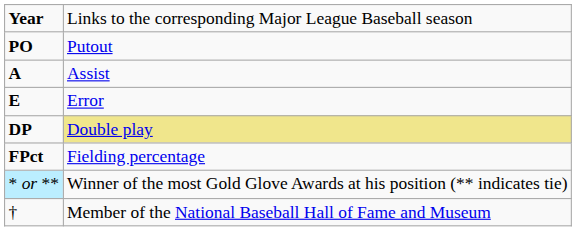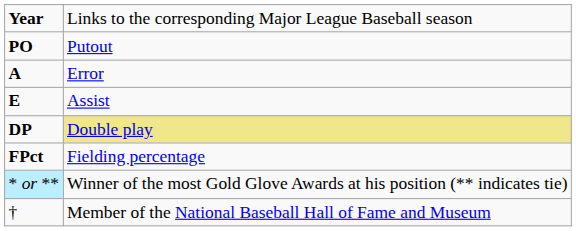(88, 73) Assist -> (85, 73) Error
(85, 101) Error -> (88, 101) Assist
